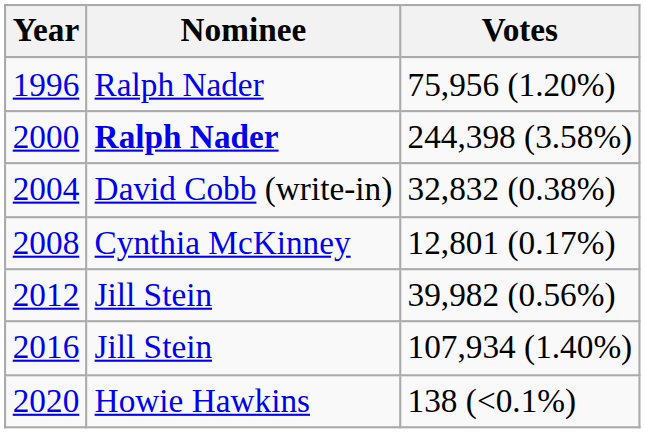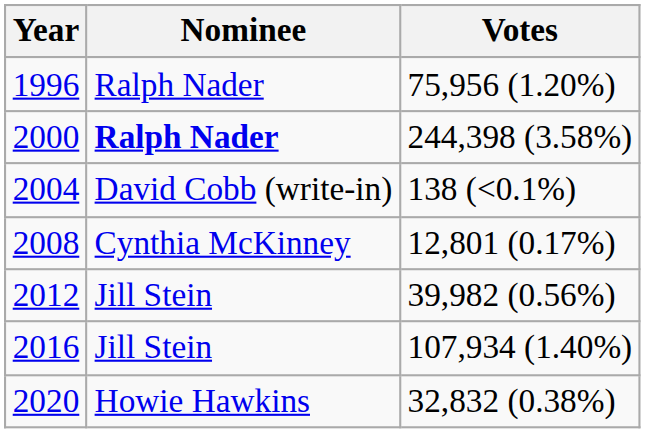(512, 189) 32,832 (0.38%) -> (492, 189) 138 (<0.1%)
(492, 400) 138 (<0.1%) -> (512, 400) 32,832 (0.38%)
